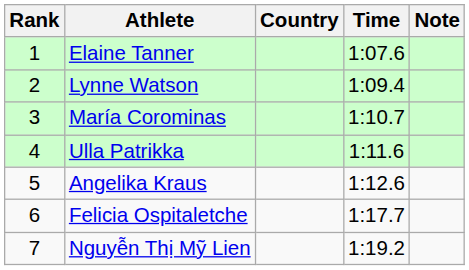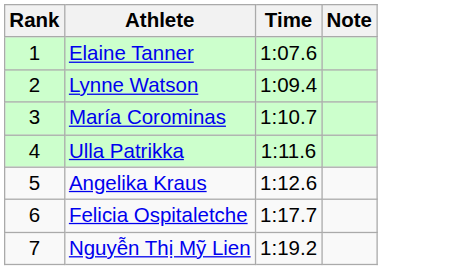- column: (299, 20)
